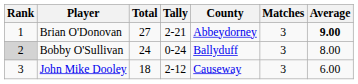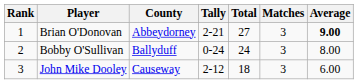columns swapped: (225, 13) <-> (145, 13)
(21, 50) lightgrey background -> (21, 50) no background
